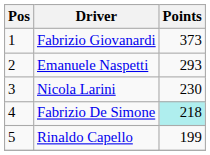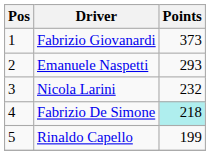(191, 88) 230 -> (191, 88) 232
